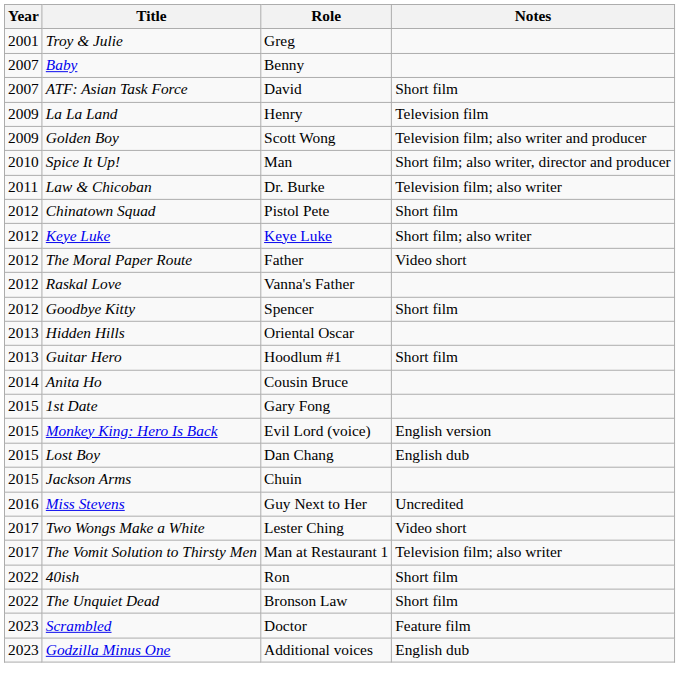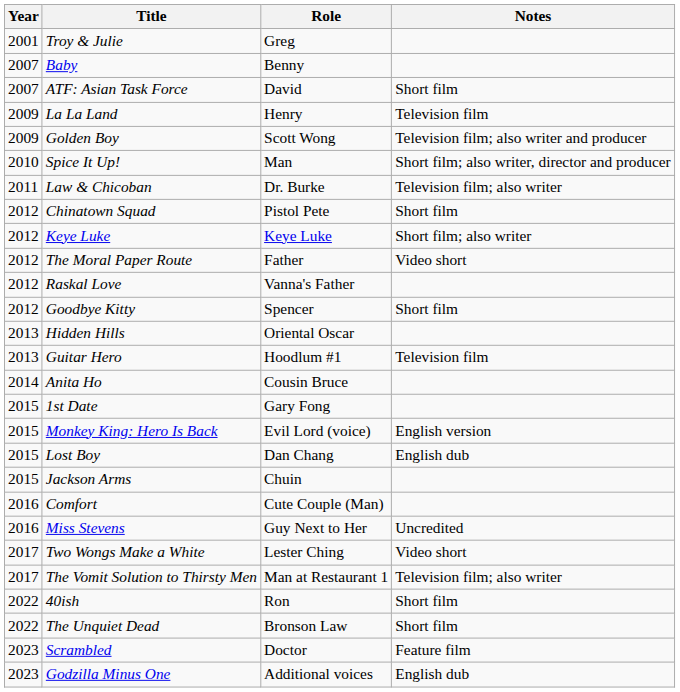(427, 357) Short film -> (442, 357) Television film
+ row: (71, 503)
